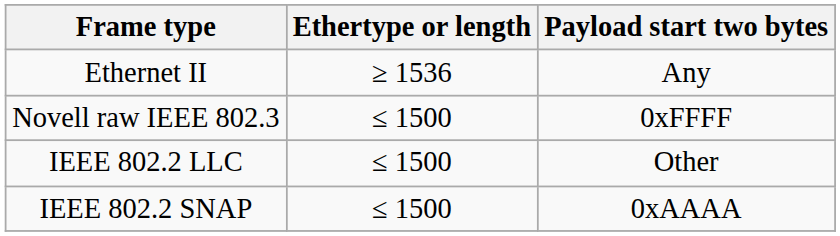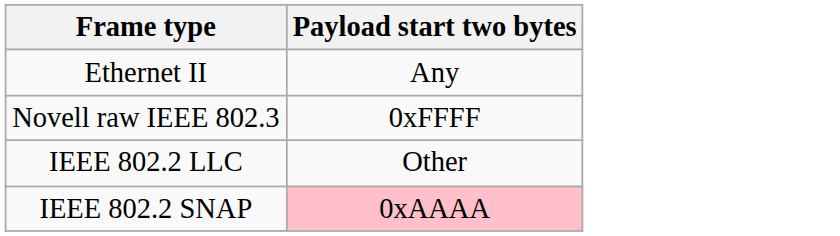- column: (412, 27)
(686, 207) no background -> (435, 207) pink background
